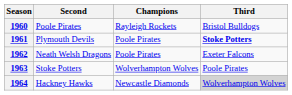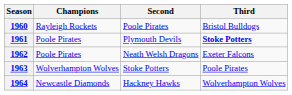columns swapped: (157, 12) <-> (74, 12)
(244, 83) lightgrey background -> (244, 83) no background
